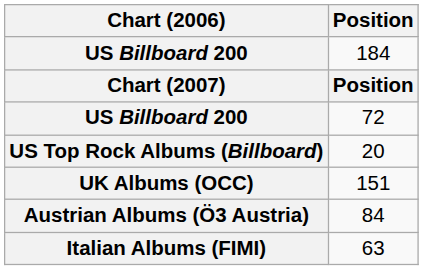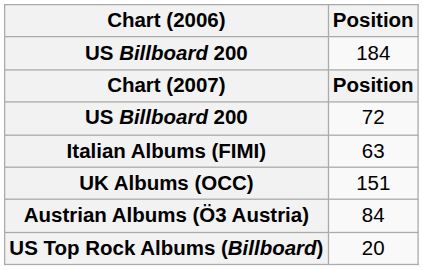rows swapped: (373, 248) <-> (373, 150)
